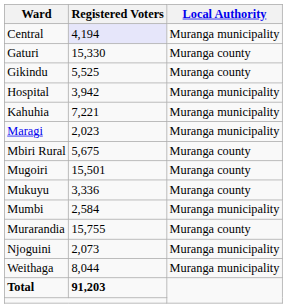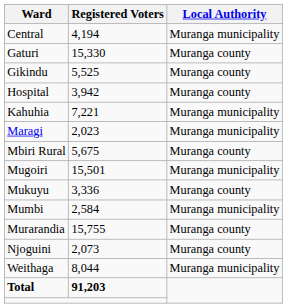(85, 33) lavender background -> (85, 33) no background
(225, 92) Muranga municipality -> (210, 92) Muranga county
(210, 170) Muranga county -> (225, 170) Muranga municipality
(225, 248) Muranga municipality -> (210, 248) Muranga county
